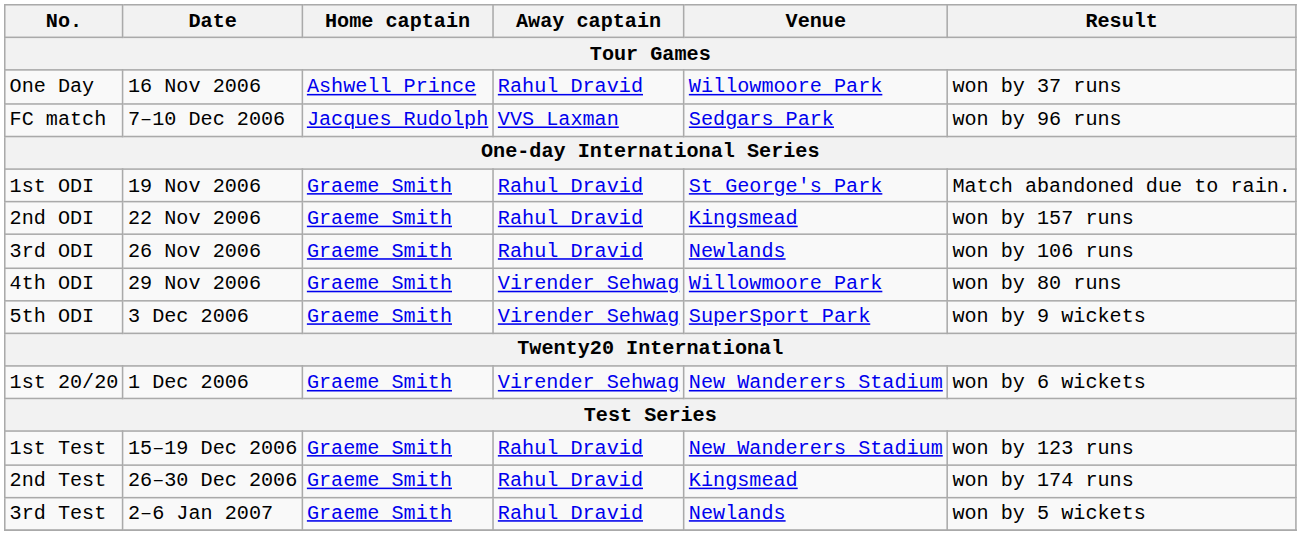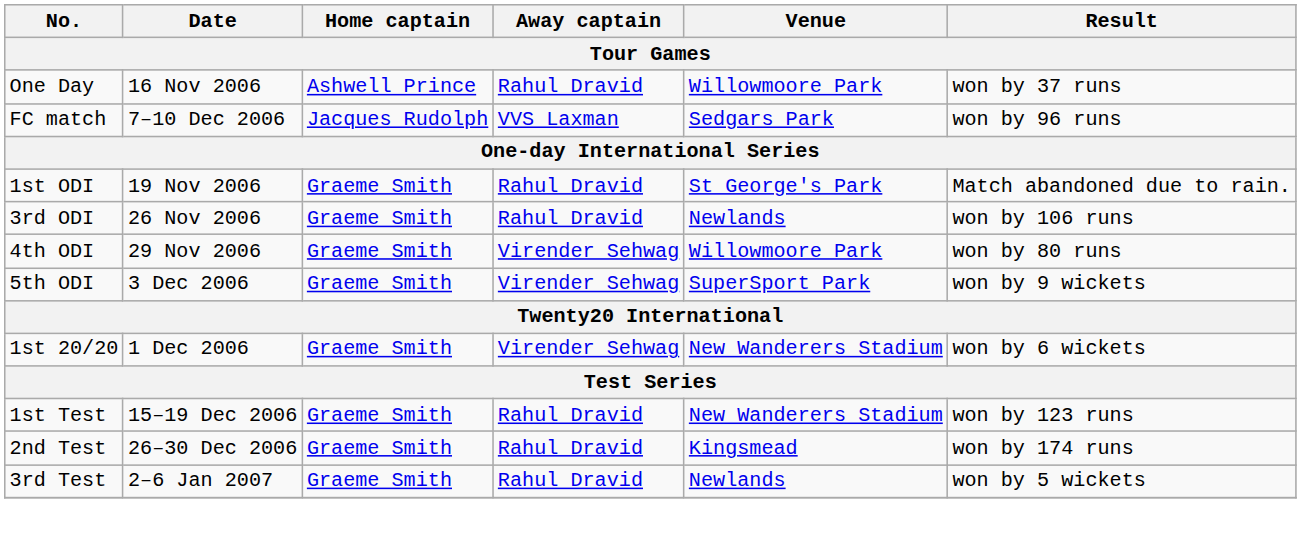- row: (52, 218)
